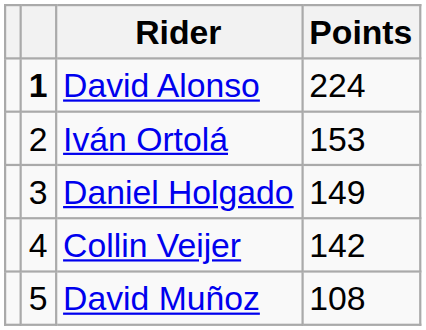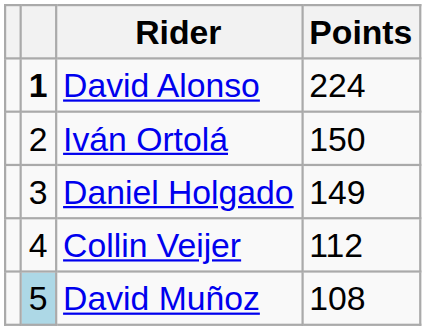(337, 139) 153 -> (337, 139) 150
(337, 246) 142 -> (336, 246) 112
(38, 299) no background -> (38, 299) lightblue background
